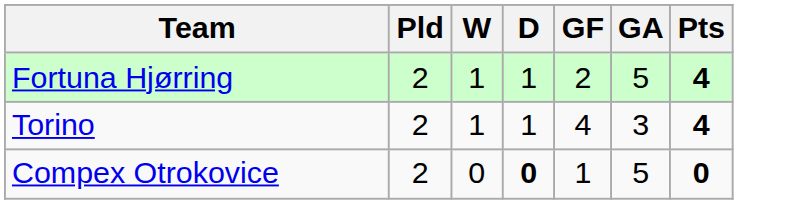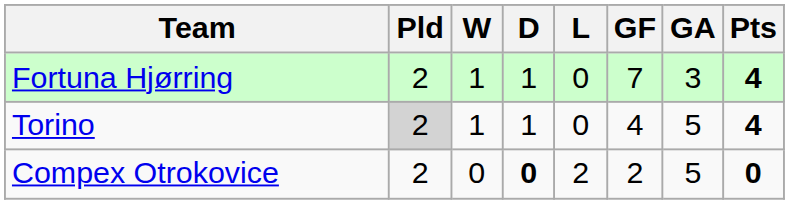+ column: (581, 28)
(583, 76) 2 -> (635, 76) 7
(641, 76) 5 -> (693, 76) 3
(420, 125) no background -> (420, 125) lightgrey background
(641, 125) 3 -> (693, 125) 5
(583, 173) 1 -> (635, 173) 2
